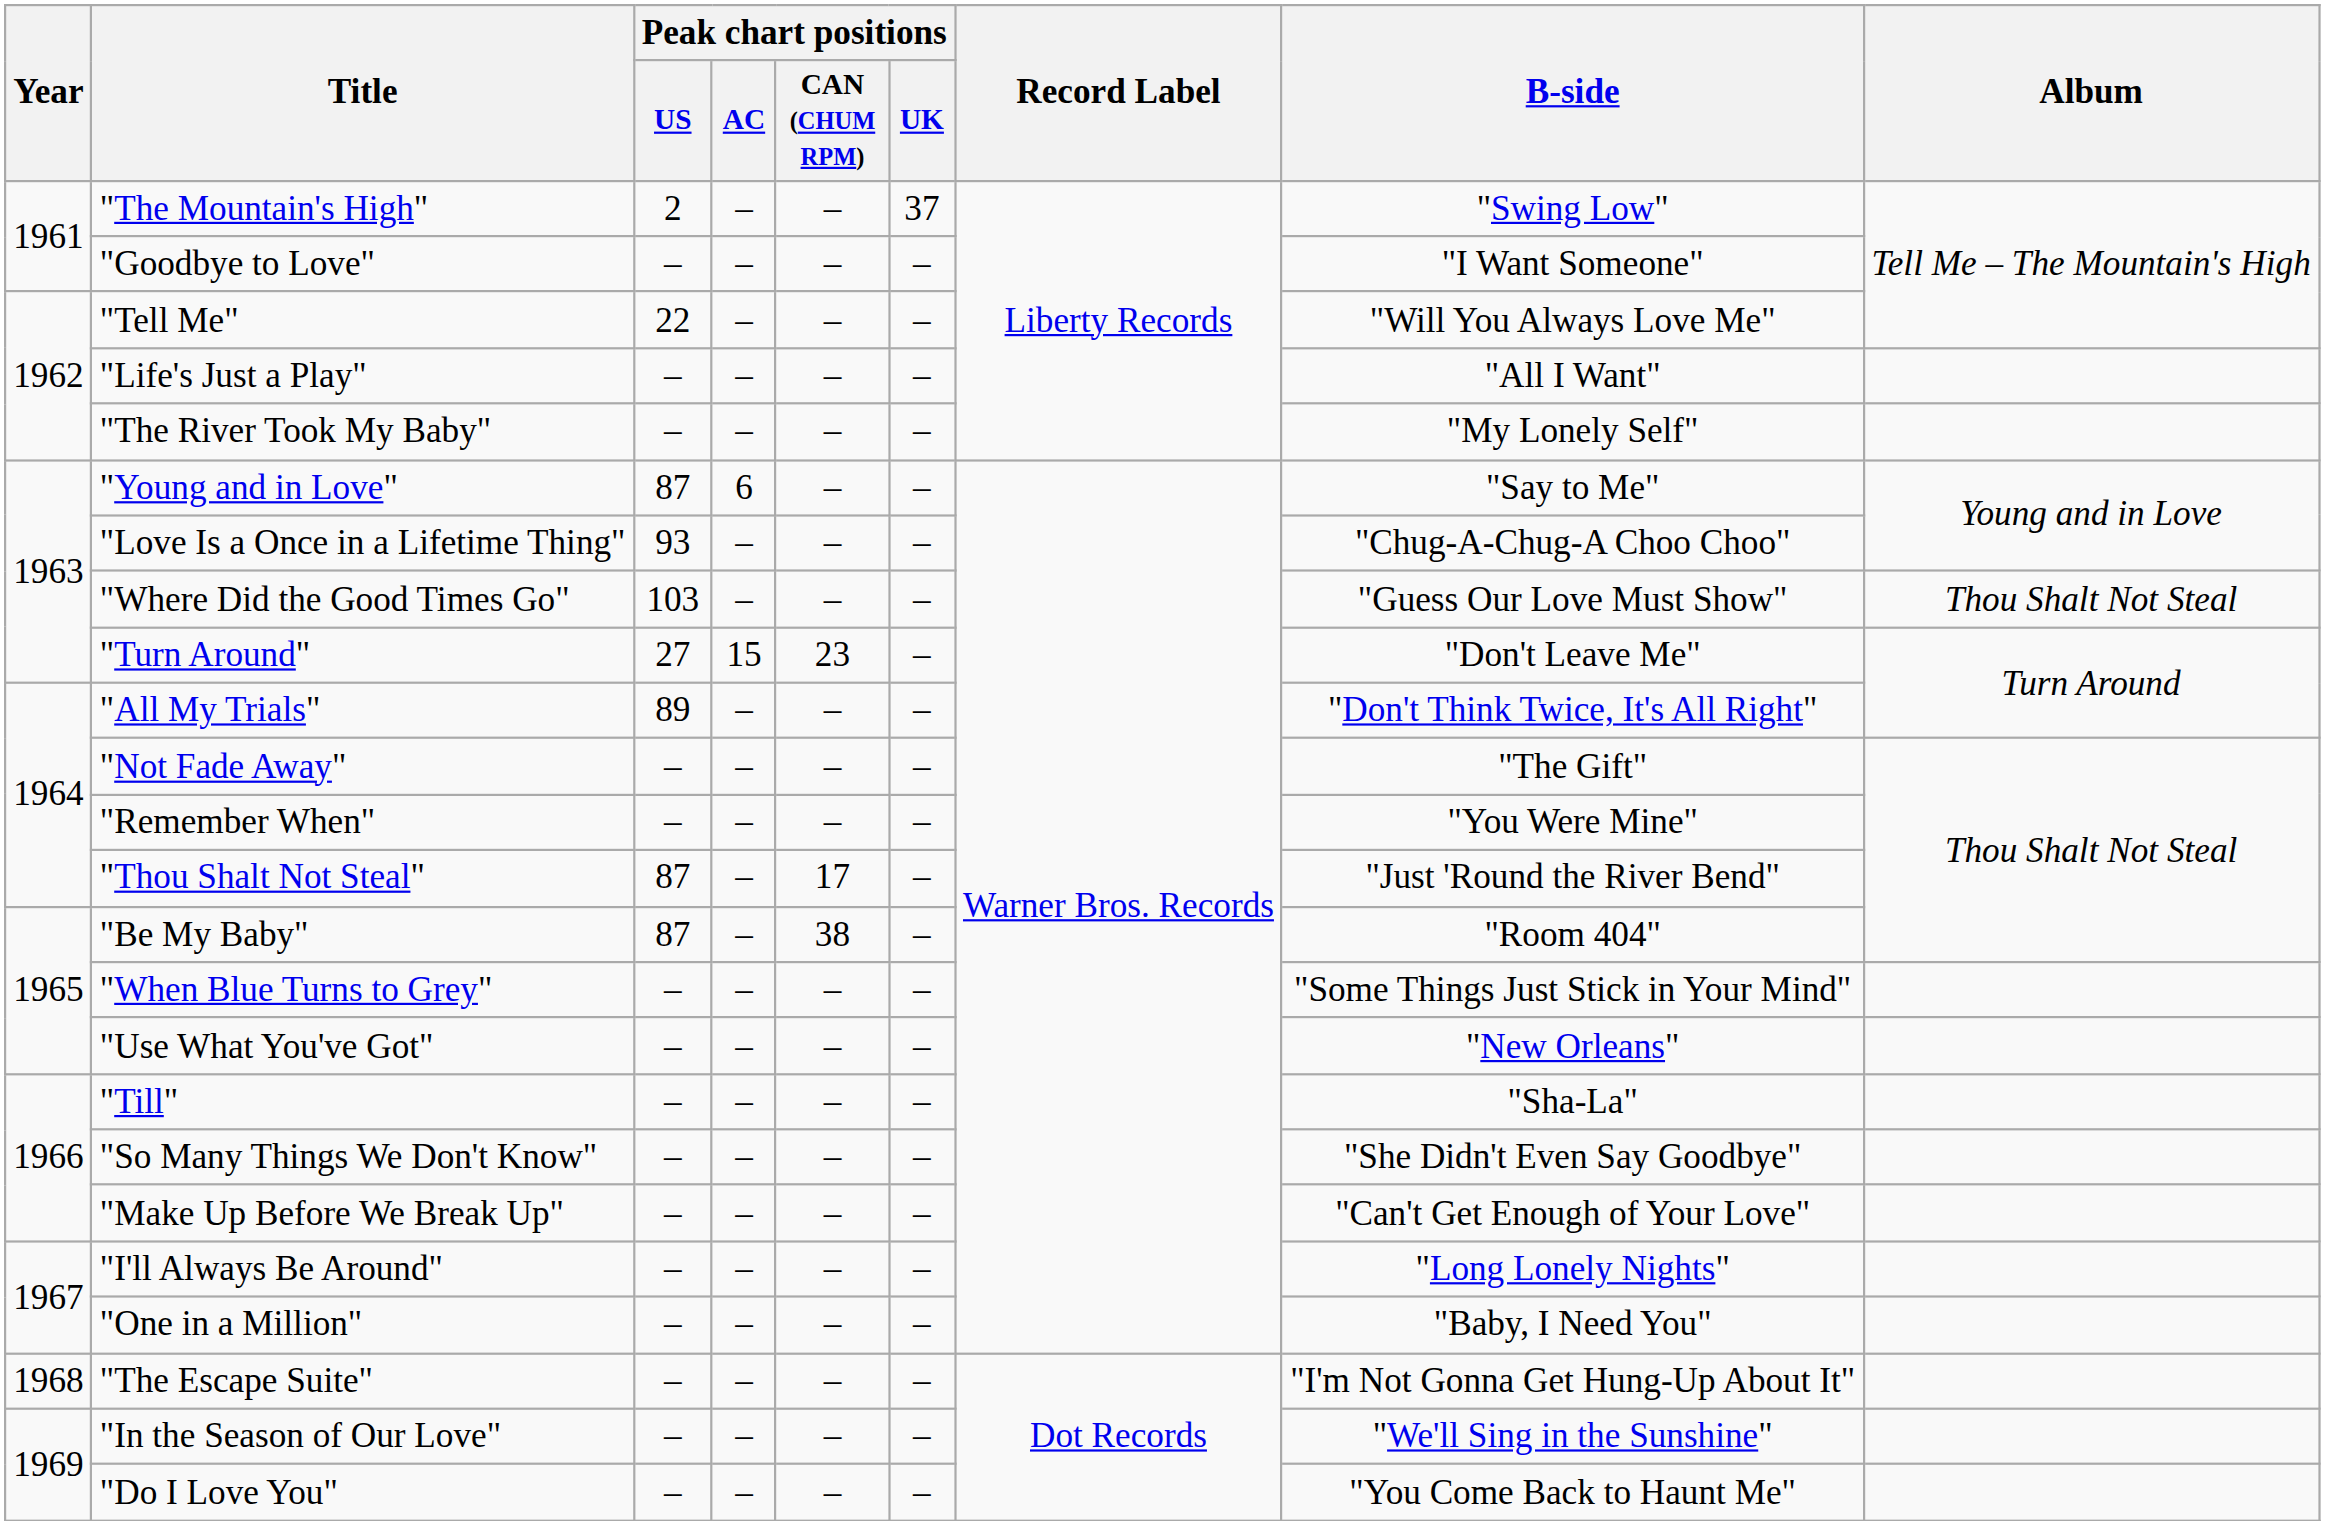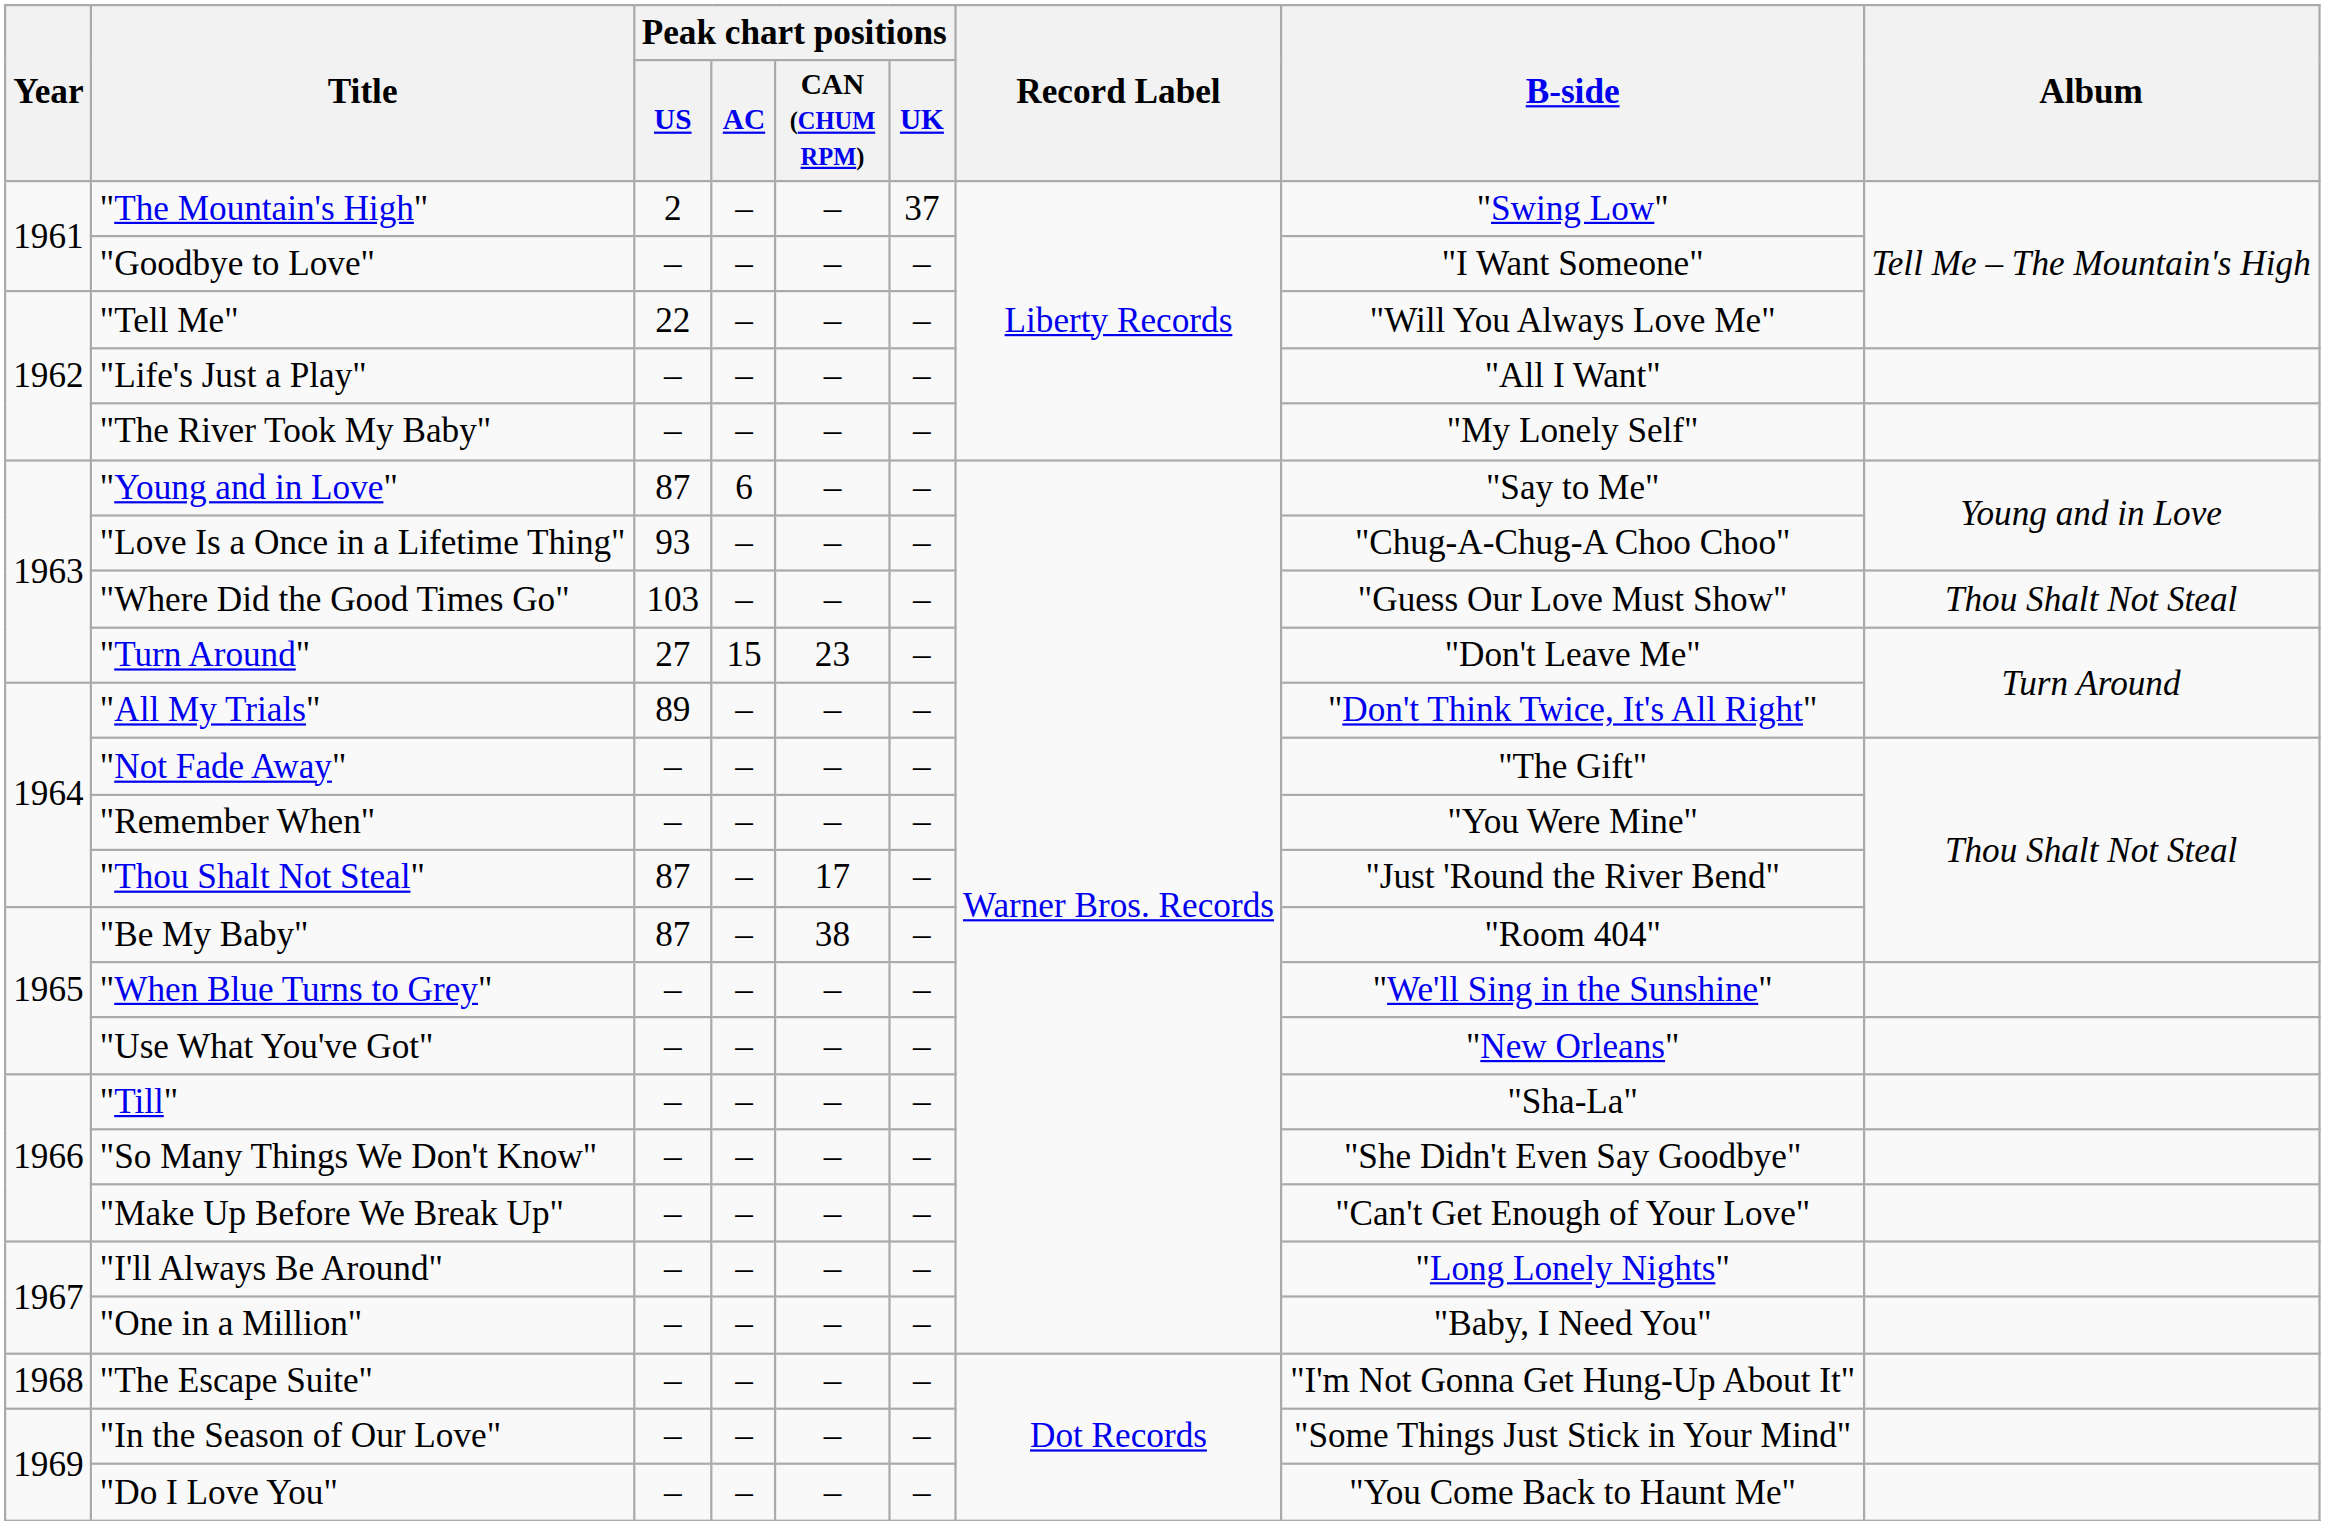(1573, 989) "Some Things Just Stick in Your Mind" -> (1573, 989) "We'll Sing in the Sunshine"
(1573, 1435) "We'll Sing in the Sunshine" -> (1573, 1435) "Some Things Just Stick in Your Mind"
